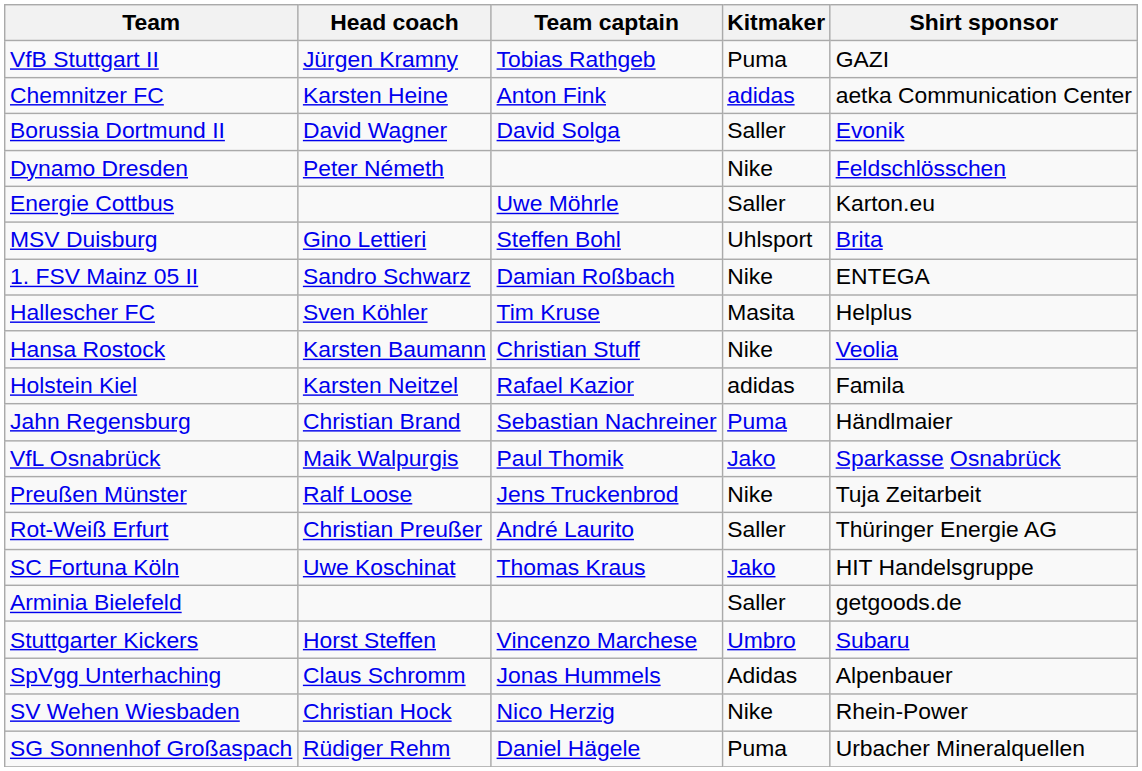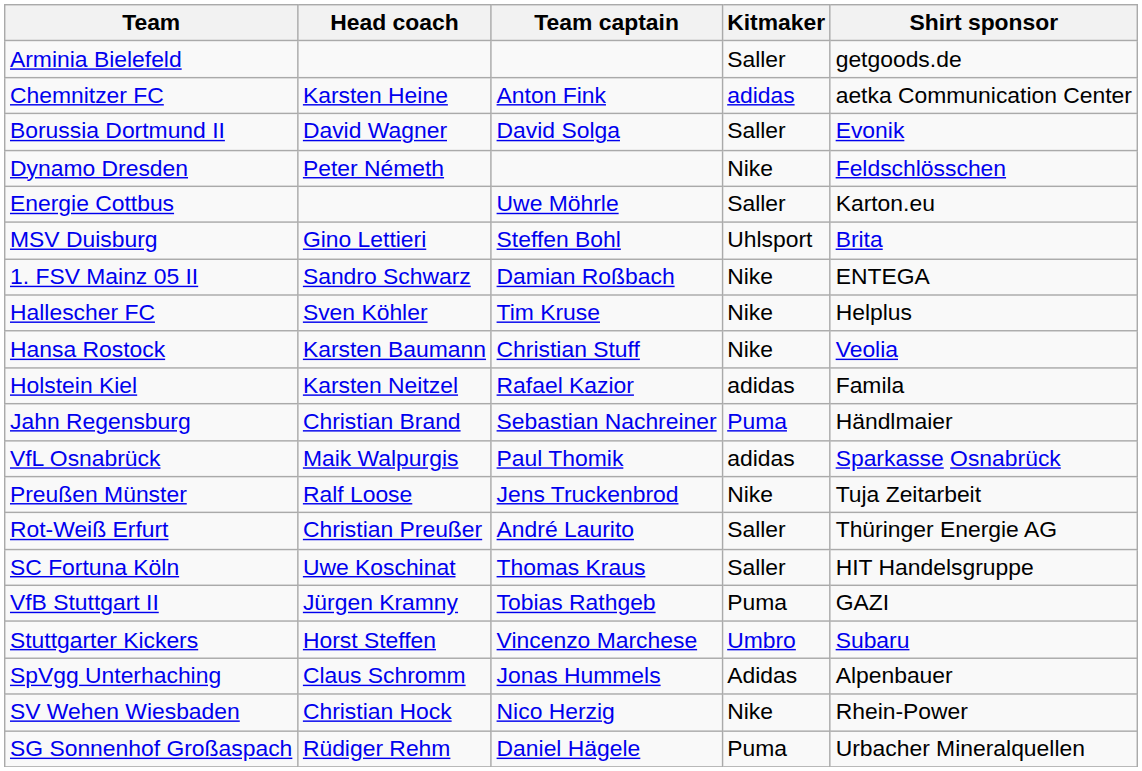rows swapped: (96, 603) <-> (84, 58)
(761, 312) Masita -> (750, 312) Nike
(751, 458) Jako -> (761, 458) adidas
(751, 566) Jako -> (756, 566) Saller
